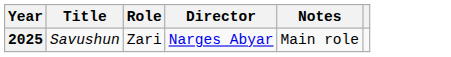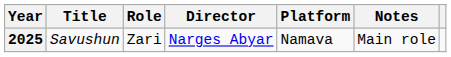+ column: (315, 16)
